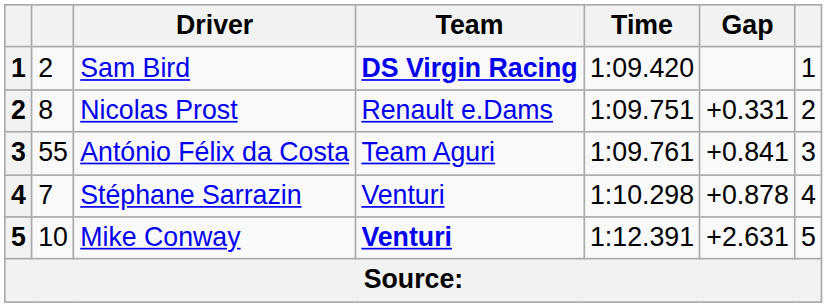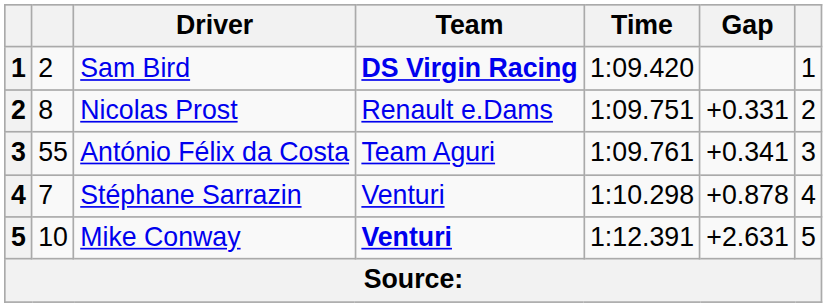(748, 152) +0.841 -> (748, 152) +0.341
